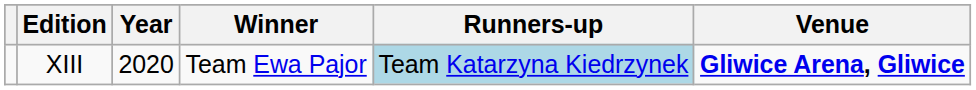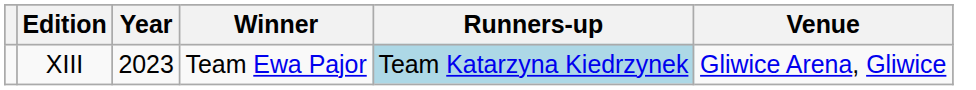(146, 64) 2020 -> (146, 64) 2023
(832, 64) bold -> (823, 64) normal
